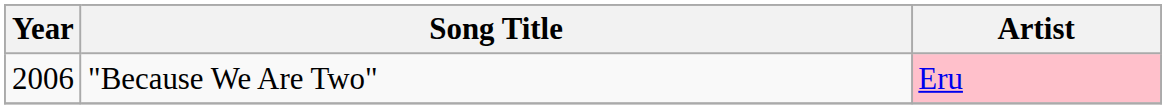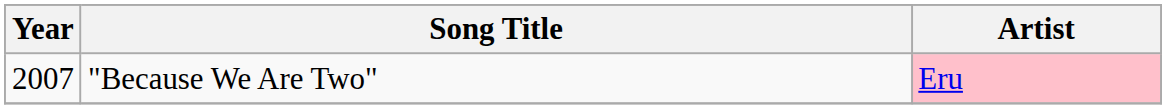(43, 77) 2006 -> (43, 77) 2007
